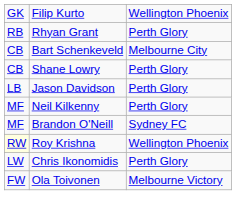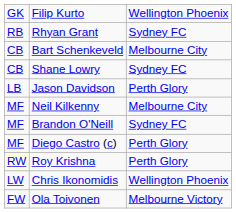(158, 32) Perth Glory -> (158, 32) Sydney FC
(158, 69) Perth Glory -> (158, 69) Sydney FC
(158, 106) Perth Glory -> (168, 106) Melbourne City
+ row: (74, 143)
(179, 143) Wellington Phoenix -> (158, 161) Perth Glory
(158, 161) Perth Glory -> (179, 180) Wellington Phoenix
